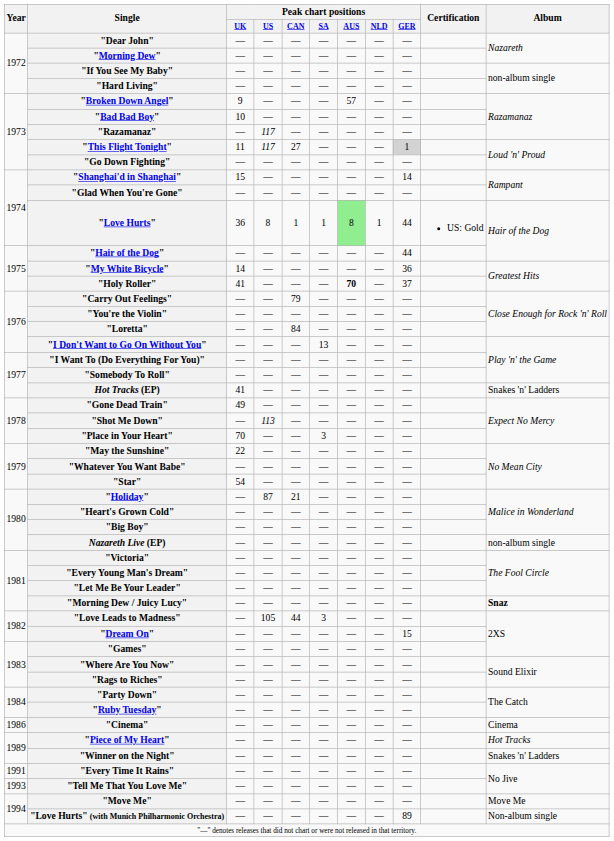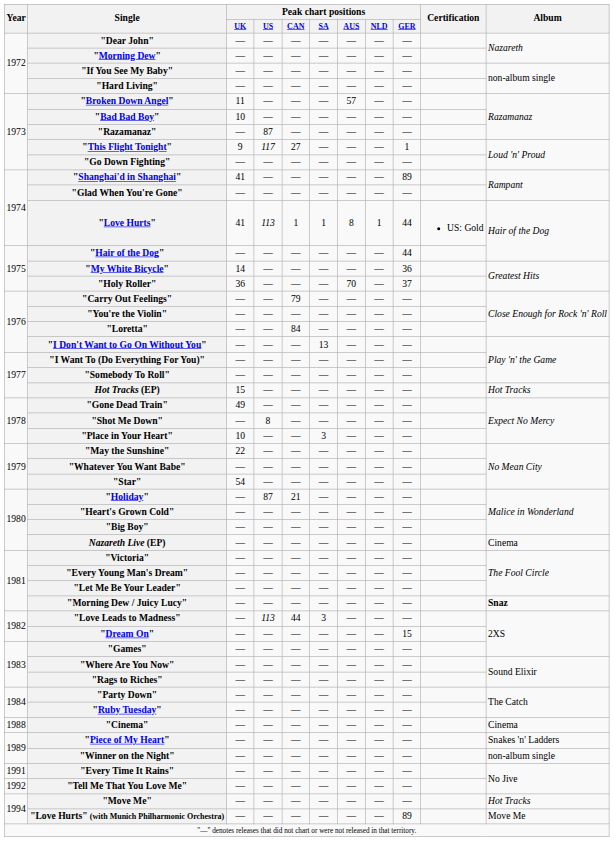(240, 101) 9 -> (240, 101) 11
(268, 132) 117 -> (268, 132) 87
(240, 147) 11 -> (240, 147) 9
(407, 147) lightgrey background -> (407, 147) no background
(240, 177) 15 -> (240, 177) 41
(407, 177) 14 -> (407, 177) 89
(240, 223) 36 -> (240, 223) 41
(268, 223) 8 -> (268, 223) 113
(351, 223) lightgreen background -> (351, 223) no background
(240, 283) 41 -> (240, 283) 36
(351, 283) bold -> (351, 283) normal
(240, 390) 41 -> (240, 390) 15
(524, 390) Snakes 'n' Ladders -> (509, 390) Hot Tracks
(268, 420) 113 -> (268, 420) 8
(240, 436) 70 -> (240, 436) 10
(521, 542) non-album single -> (503, 542) Cinema
(268, 618) 105 -> (268, 618) 113
(16, 725) 1986 -> (16, 725) 1988
(509, 740) Hot Tracks -> (524, 740) Snakes 'n' Ladders
(524, 755) Snakes 'n' Ladders -> (521, 755) non-album single
(16, 786) 1993 -> (16, 786) 1992
(507, 801) Move Me -> (509, 801) Hot Tracks
(523, 816) Non-album single -> (507, 816) Move Me
